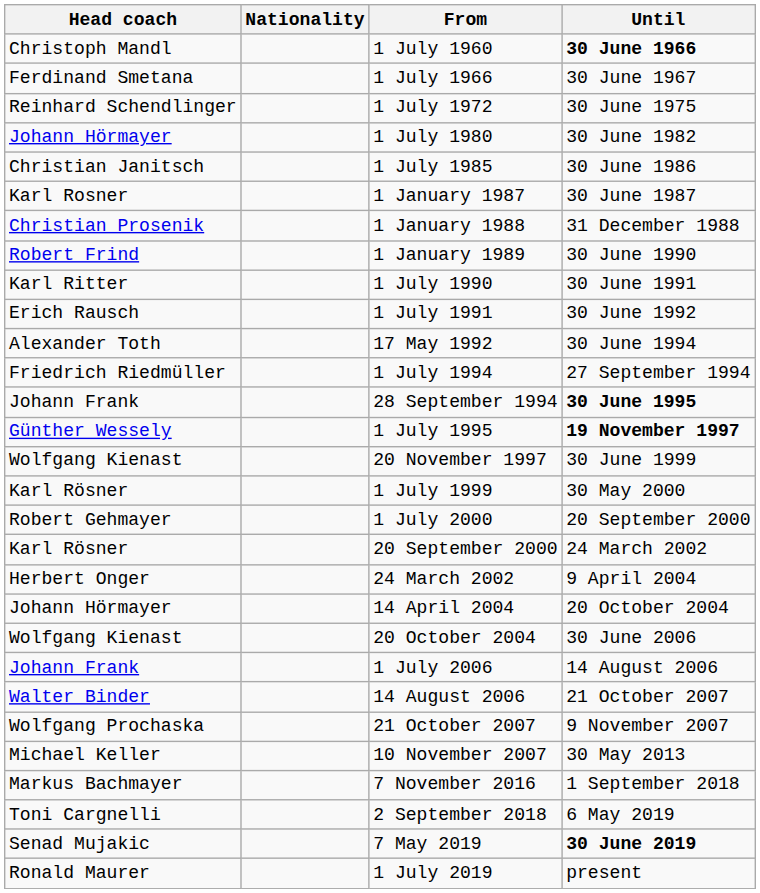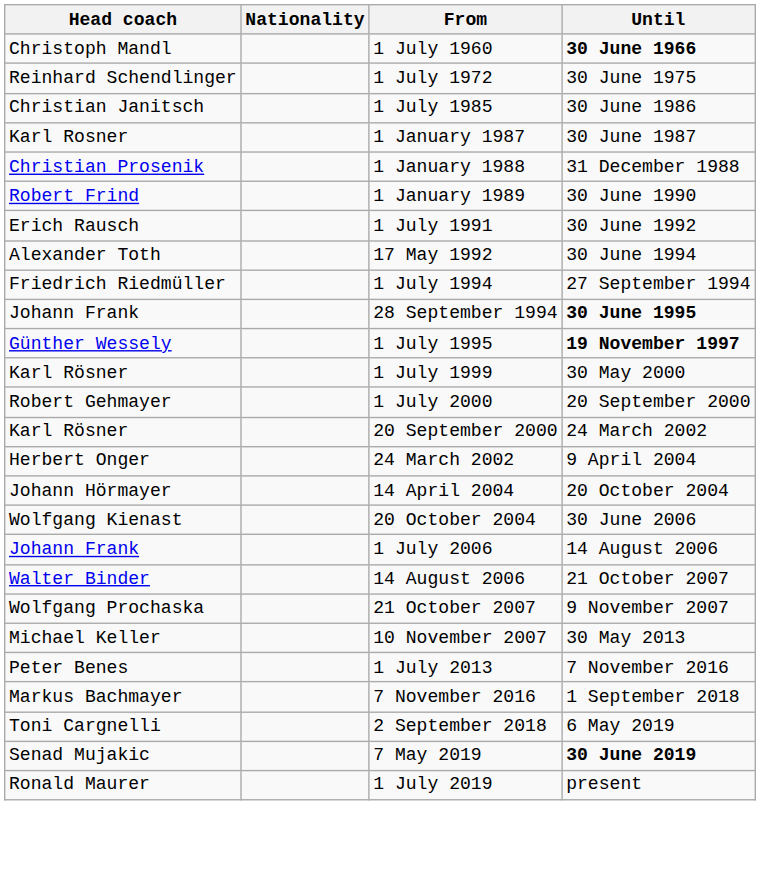- row: (433, 78)
- row: (433, 137)
- row: (433, 284)
- row: (460, 461)
+ row: (433, 667)
